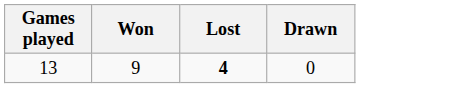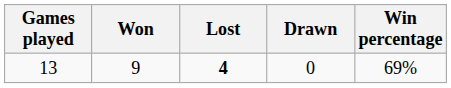+ column: (400, 29)
